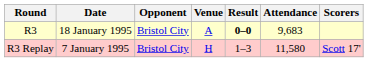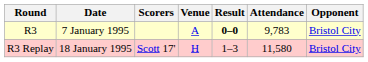columns swapped: (163, 13) <-> (341, 13)
(95, 30) 18 January 1995 -> (95, 30) 7 January 1995
(290, 30) 9,683 -> (277, 30) 9,783
(95, 48) 7 January 1995 -> (95, 48) 18 January 1995
